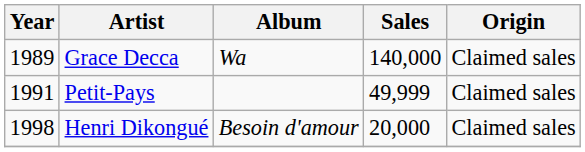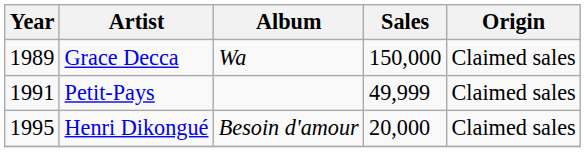(405, 57) 140,000 -> (405, 57) 150,000
(32, 127) 1998 -> (32, 127) 1995
